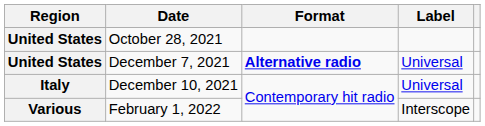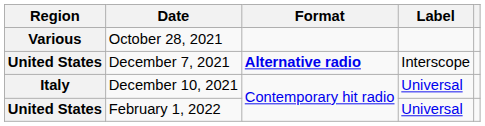(55, 39) United States -> (55, 39) Various
(432, 62) Universal -> (436, 62) Interscope
(55, 109) Various -> (55, 109) United States
(436, 109) Interscope -> (432, 109) Universal
